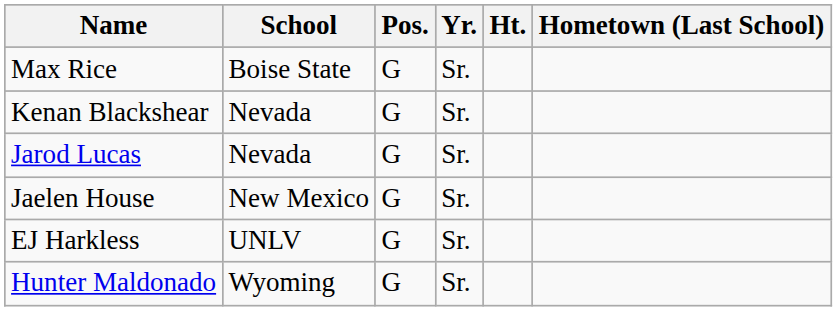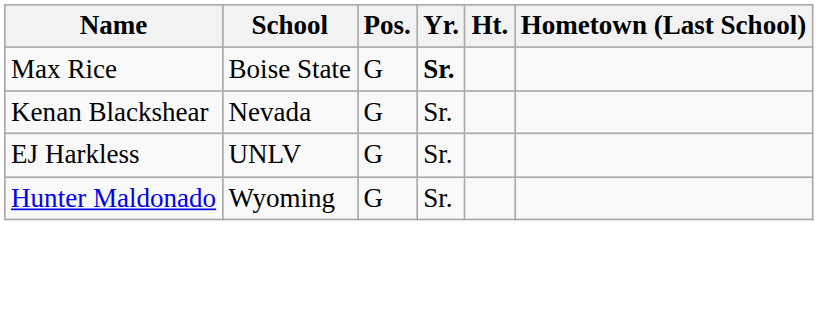(456, 68) normal -> (439, 68) bold
- row: (76, 154)
- row: (83, 197)
